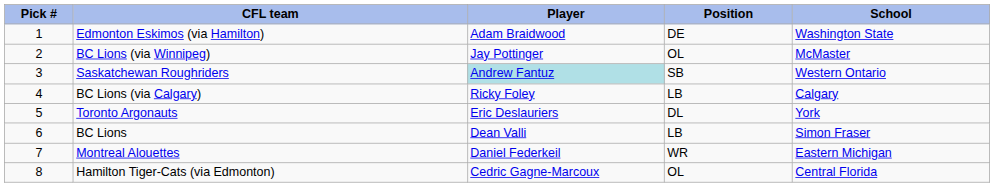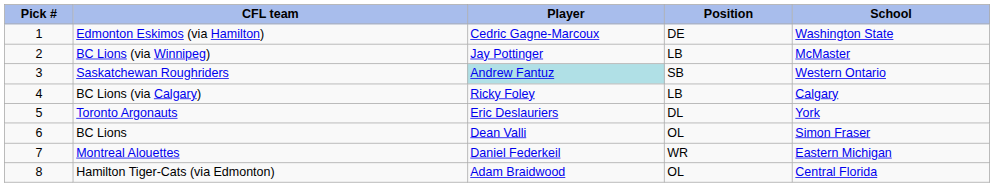(518, 34) Adam Braidwood -> (535, 34) Cedric Gagne-Marcoux
(676, 53) OL -> (675, 53) LB
(675, 133) LB -> (676, 133) OL
(535, 172) Cedric Gagne-Marcoux -> (518, 172) Adam Braidwood
